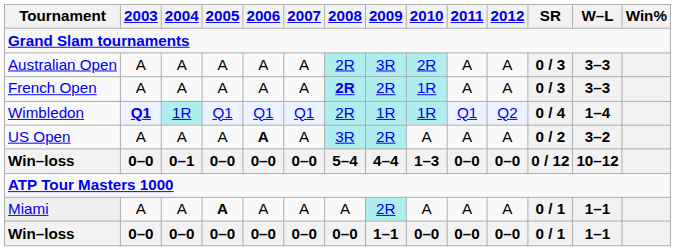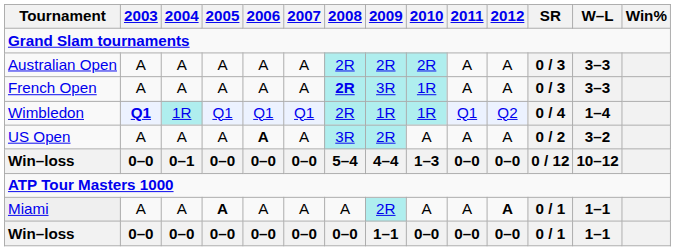(386, 64) 3R -> (386, 64) 2R
(386, 88) 2R -> (386, 88) 3R
(507, 209) normal -> (507, 209) bold
